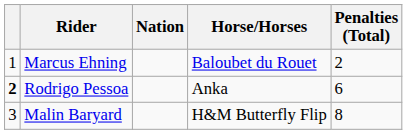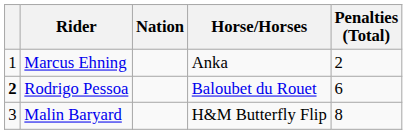(254, 62) Baloubet du Rouet -> (210, 62) Anka
(210, 89) Anka -> (254, 89) Baloubet du Rouet
